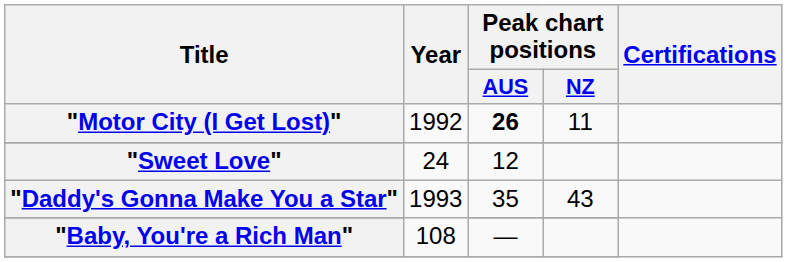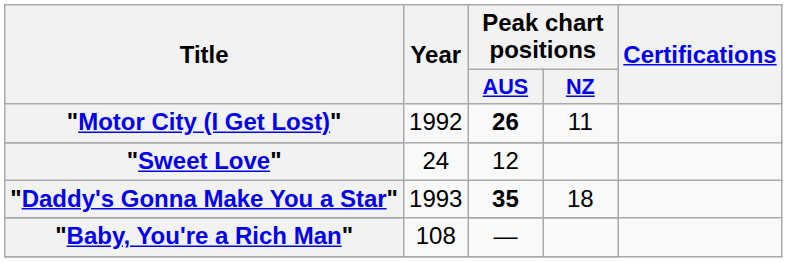(505, 198) normal -> (505, 198) bold
(580, 198) 43 -> (580, 198) 18
